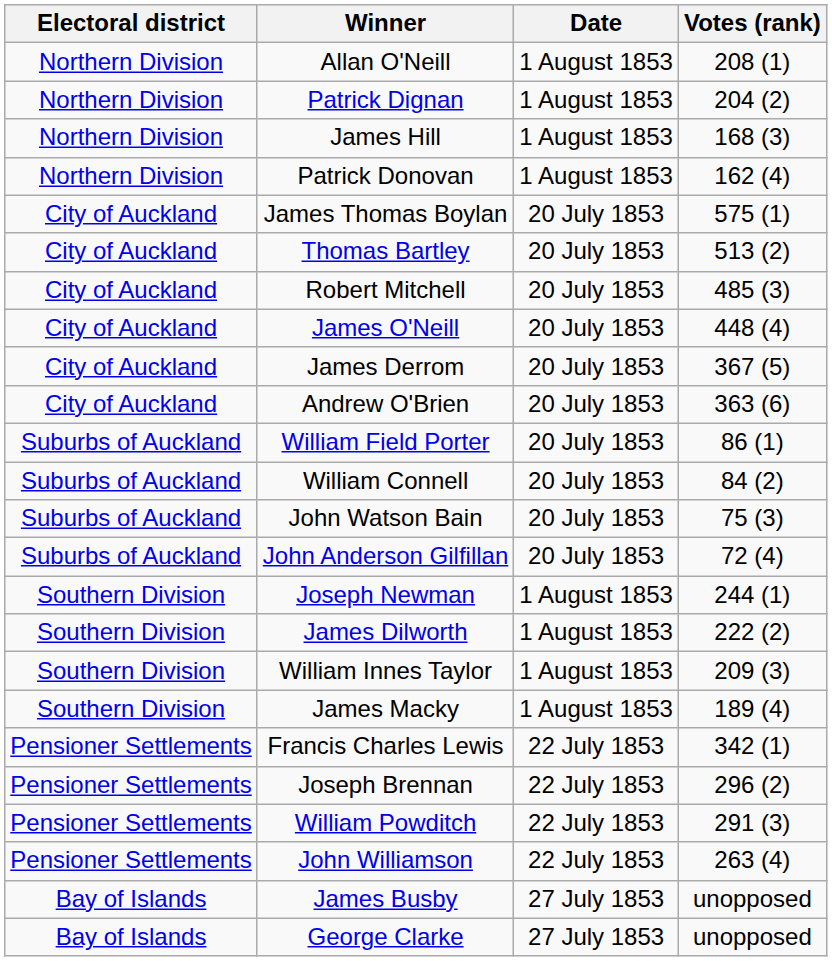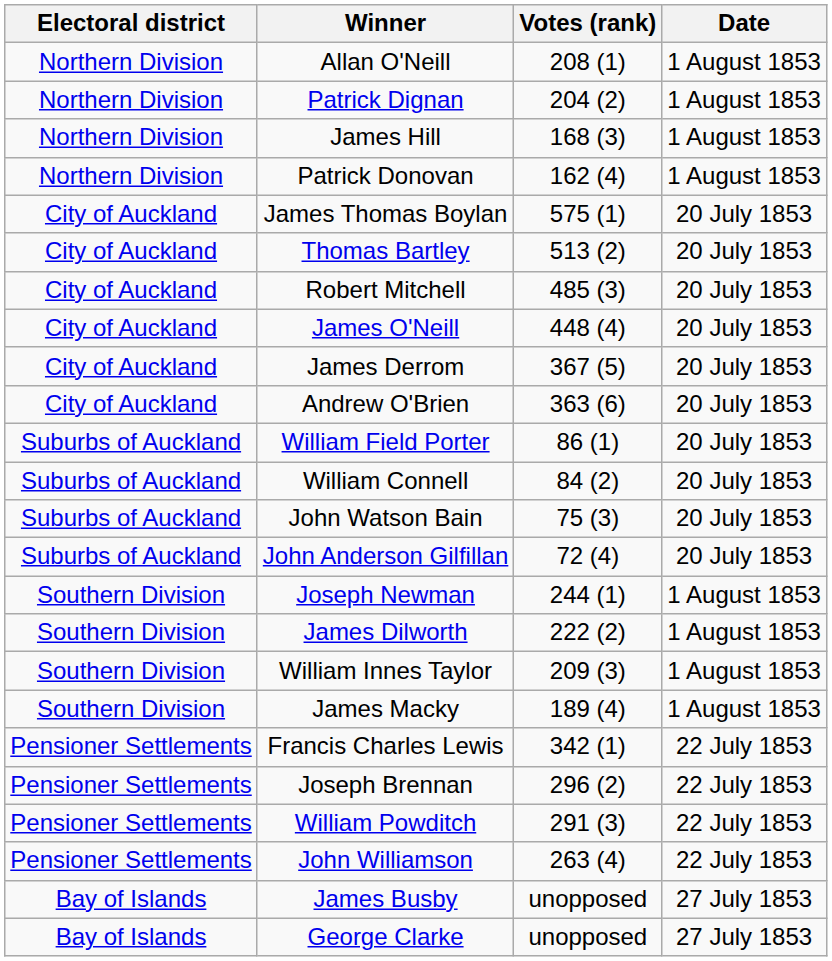columns swapped: (752, 23) <-> (596, 23)
